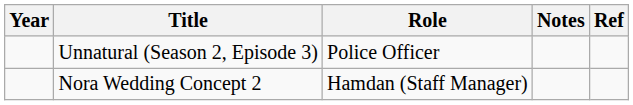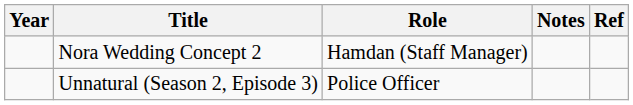rows swapped: (188, 52) <-> (160, 83)
